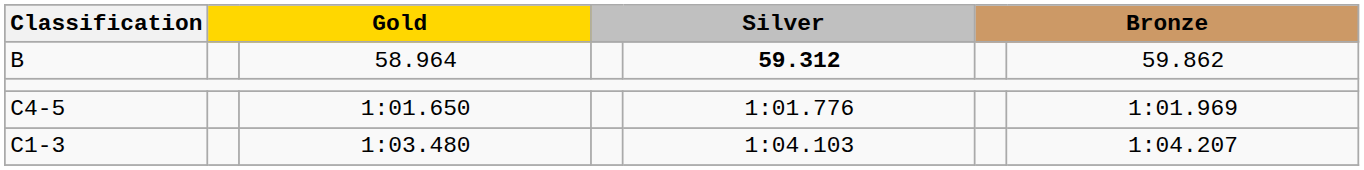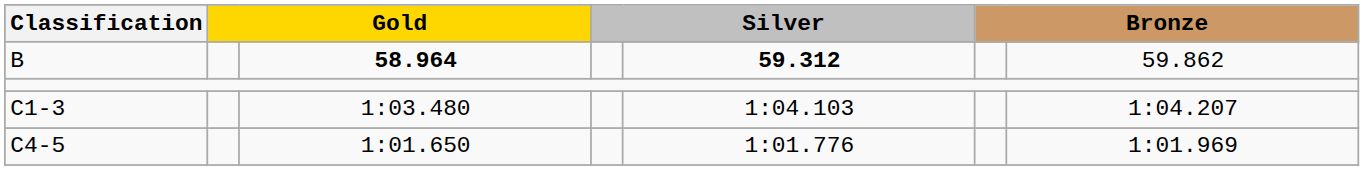(416, 61) normal -> (416, 61) bold
rows swapped: (38, 146) <-> (38, 109)
